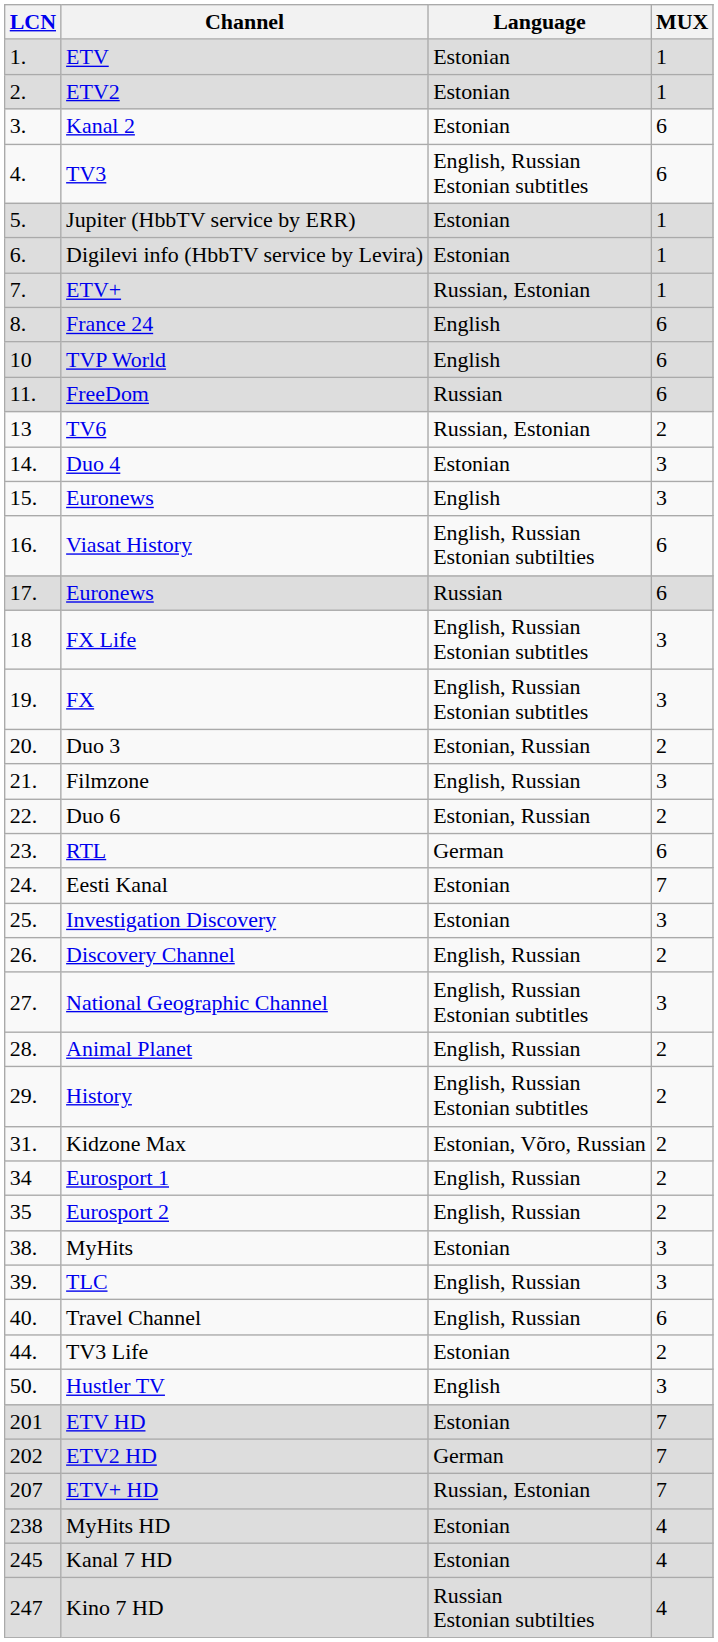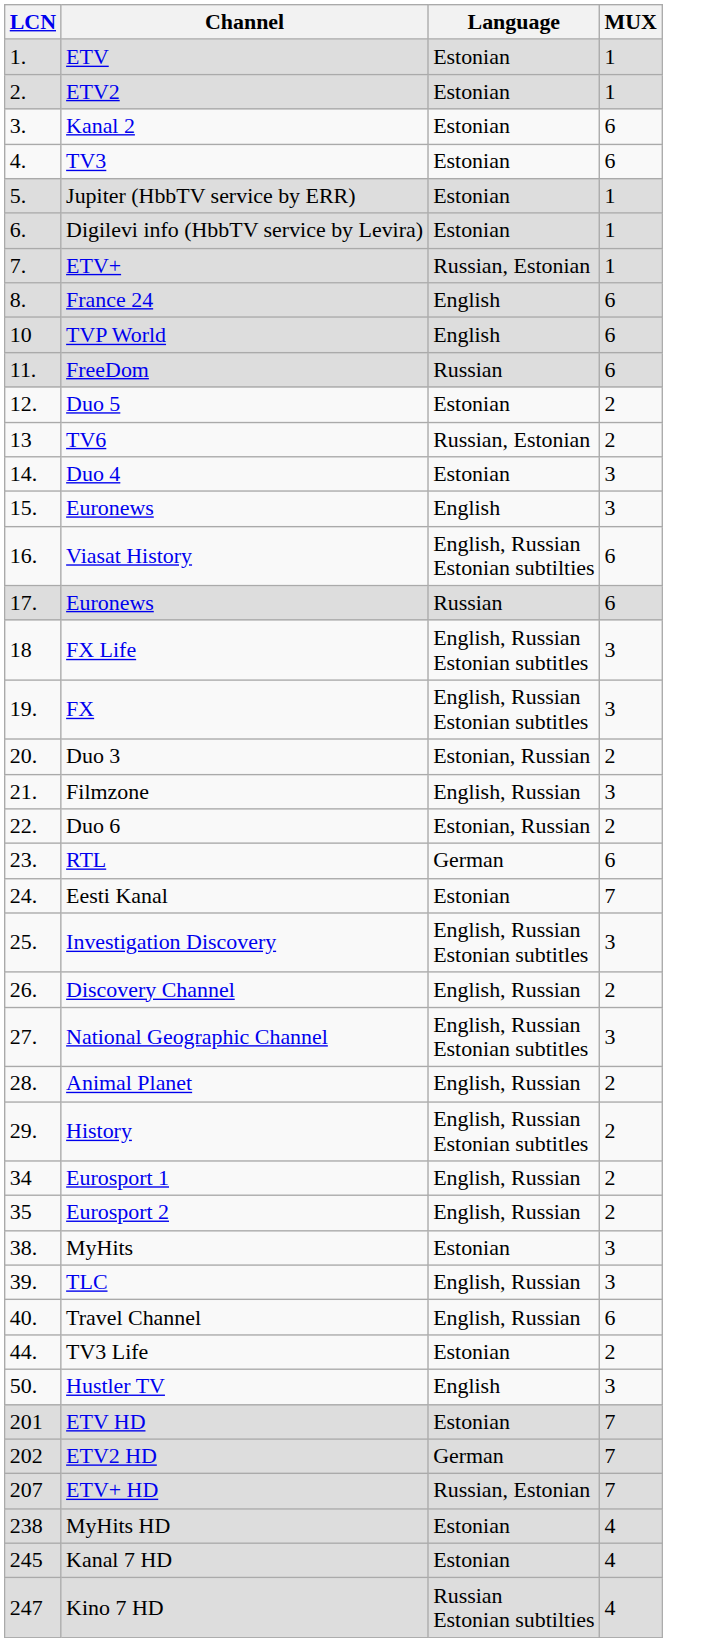(511, 173) English, Russian Estonian subtitles -> (471, 160) Estonian
+ row: (23, 404)
(471, 920) Estonian -> (511, 942) English, Russian Estonian subtitles
- row: (23, 1143)
